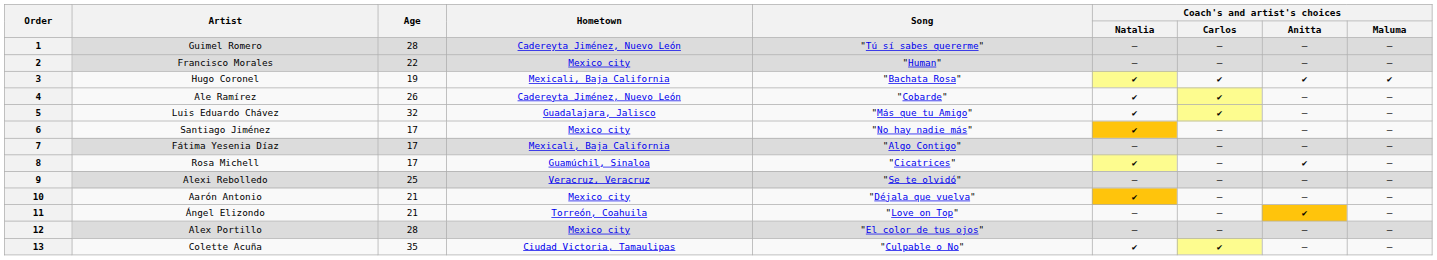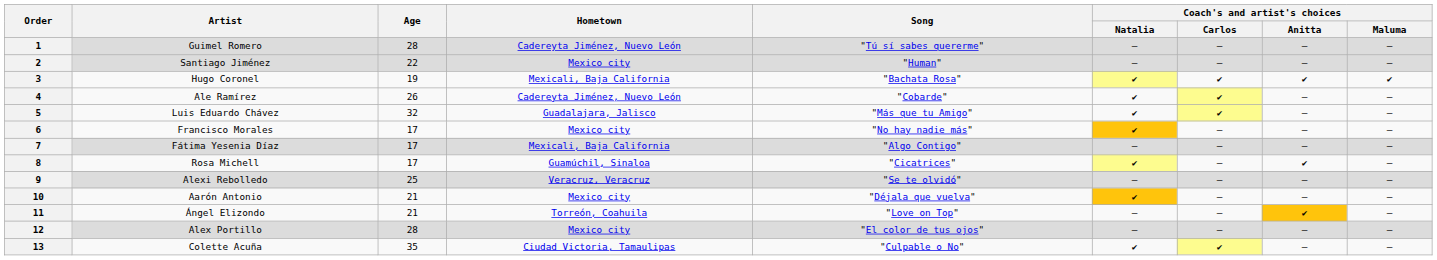(225, 63) Francisco Morales -> (225, 63) Santiago Jiménez
(225, 130) Santiago Jiménez -> (225, 130) Francisco Morales
